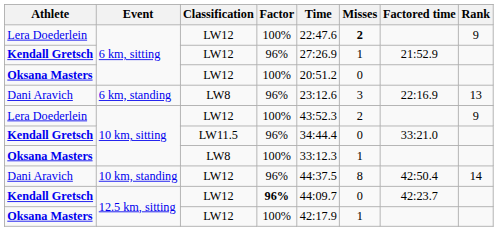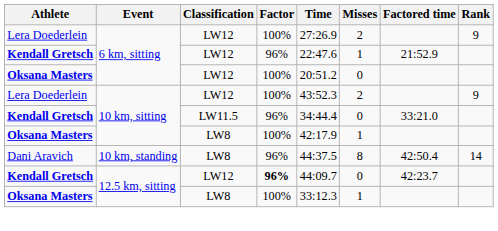(318, 35) 22:47.6 -> (318, 35) 27:26.9
(360, 35) bold -> (360, 35) normal
(318, 55) 27:26.9 -> (318, 55) 22:47.6
- row: (40, 95)
(318, 156) 33:12.3 -> (318, 136) 42:17.9
(218, 176) LW12 -> (218, 156) LW8
(218, 216) LW12 -> (218, 196) LW8
(318, 216) 42:17.9 -> (318, 196) 33:12.3
